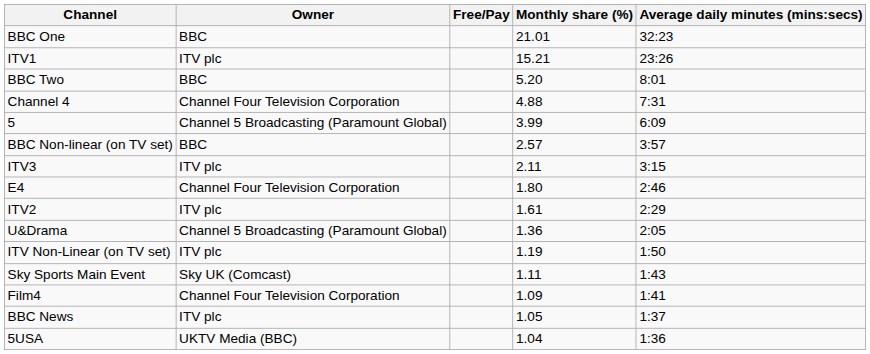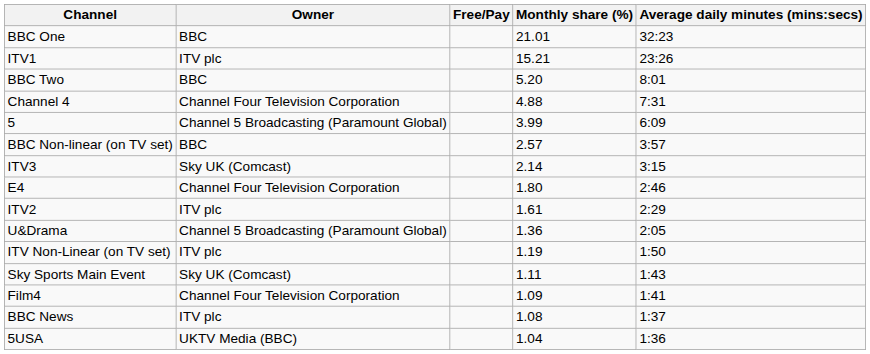(200, 166) ITV plc -> (235, 166) Sky UK (Comcast)
(529, 166) 2.11 -> (529, 166) 2.14
(529, 317) 1.05 -> (529, 317) 1.08
